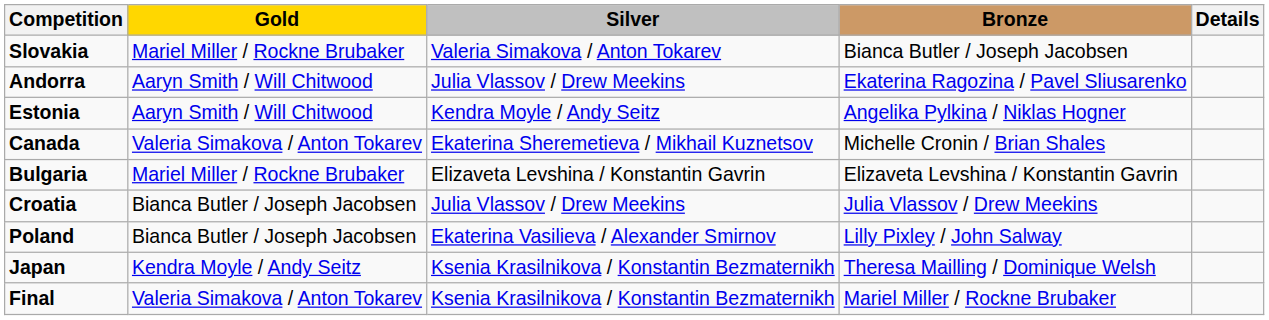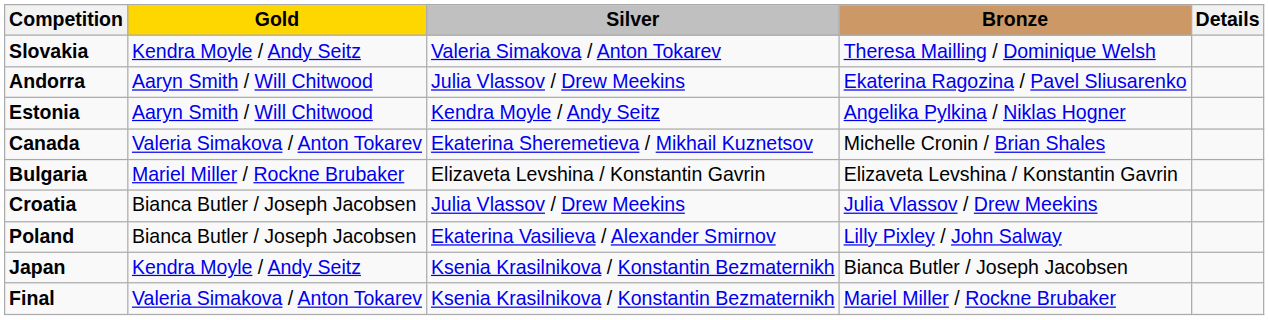(268, 50) Mariel Miller / Rockne Brubaker -> (246, 50) Kendra Moyle / Andy Seitz
(986, 50) Bianca Butler / Joseph Jacobsen -> (1000, 50) Theresa Mailling / Dominique Welsh
(1000, 267) Theresa Mailling / Dominique Welsh -> (986, 267) Bianca Butler / Joseph Jacobsen
